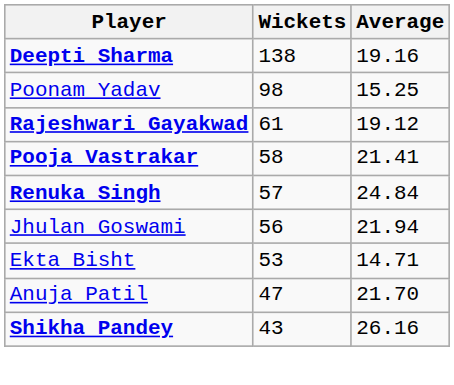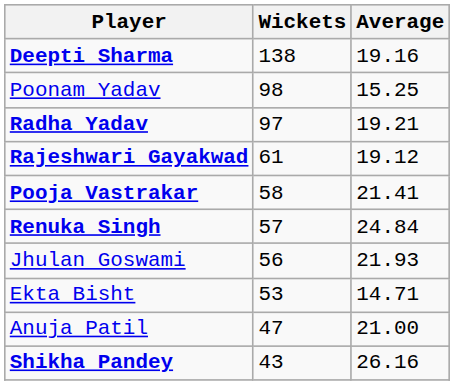+ row: (79, 124)
(388, 227) 21.94 -> (388, 261) 21.93
(388, 295) 21.70 -> (388, 329) 21.00
